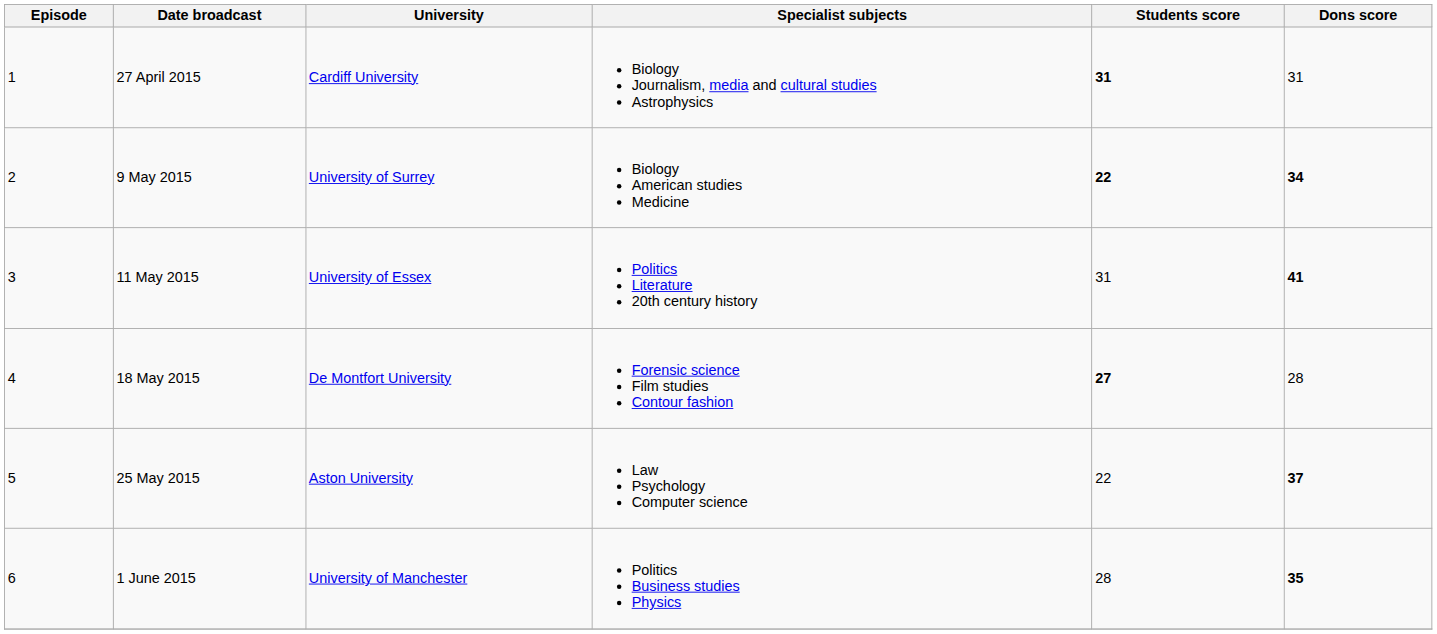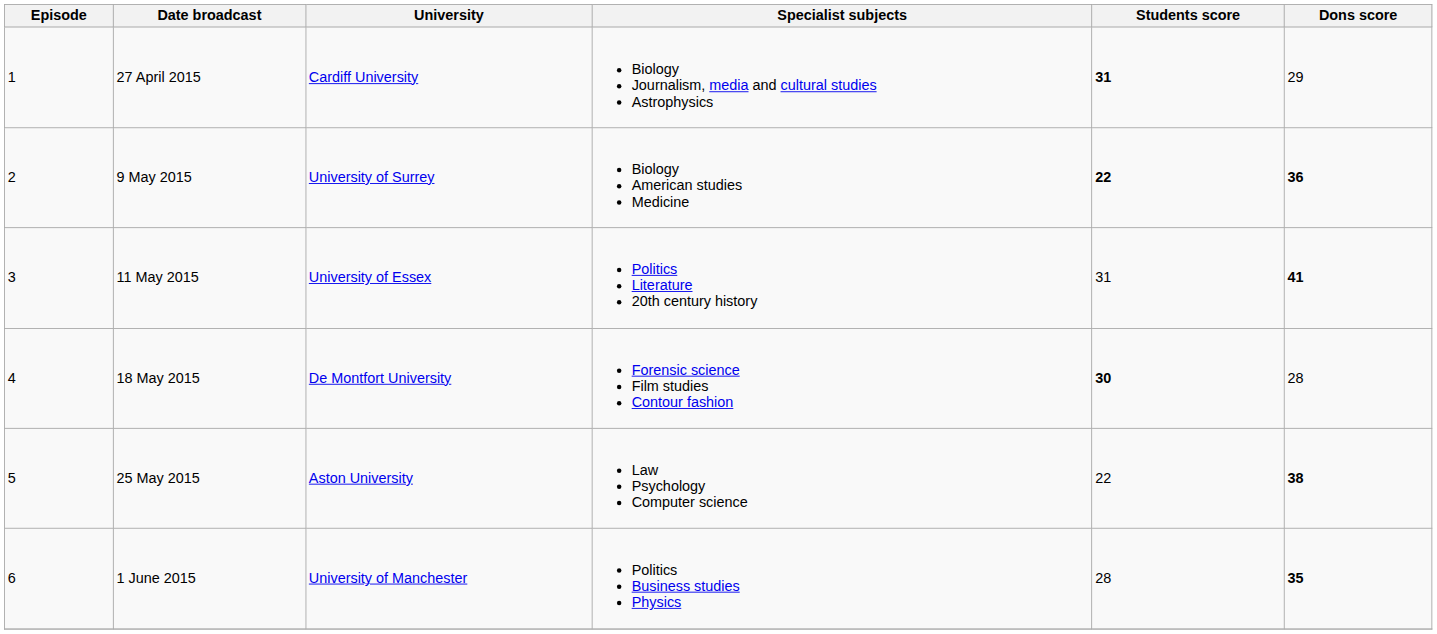(1296, 77) 31 -> (1296, 77) 29
(1296, 177) 34 -> (1296, 177) 36
(1103, 378) 27 -> (1103, 378) 30
(1296, 478) 37 -> (1296, 478) 38
